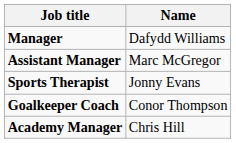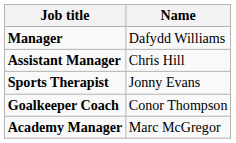(175, 60) Marc McGregor -> (157, 60) Chris Hill
(157, 127) Chris Hill -> (175, 127) Marc McGregor
